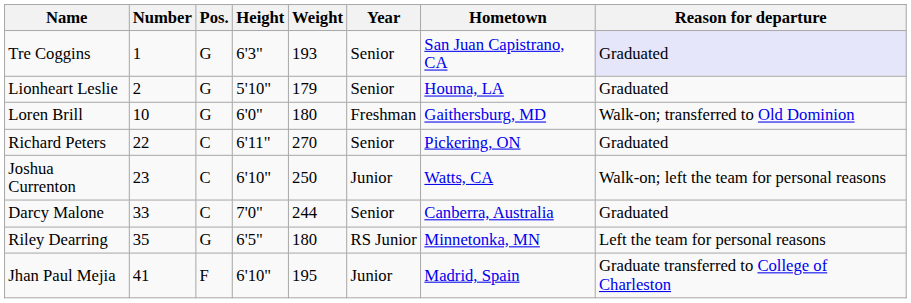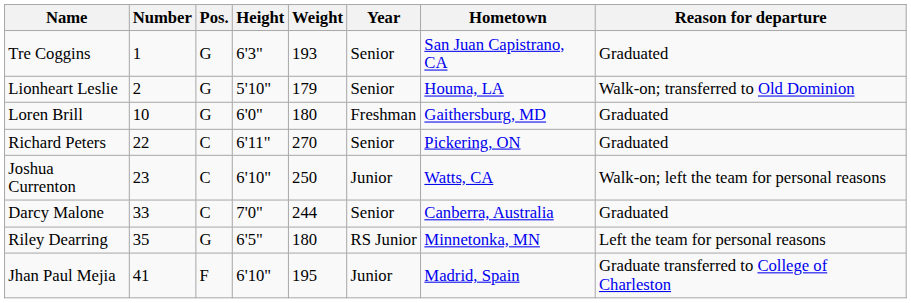(634, 53) lavender background -> (634, 53) no background
(634, 89) Graduated -> (727, 89) Walk-on; transferred to Old Dominion
(727, 115) Walk-on; transferred to Old Dominion -> (634, 115) Graduated
